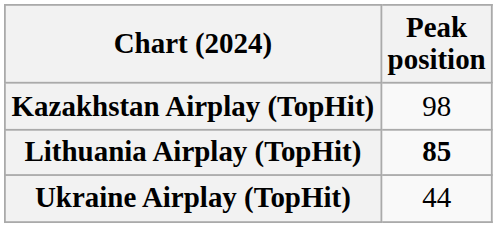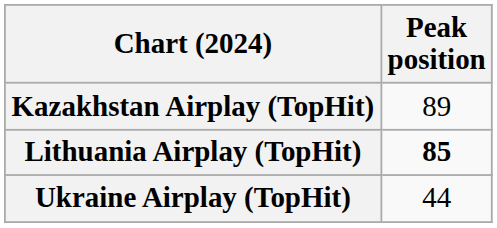(437, 105) 98 -> (437, 105) 89
